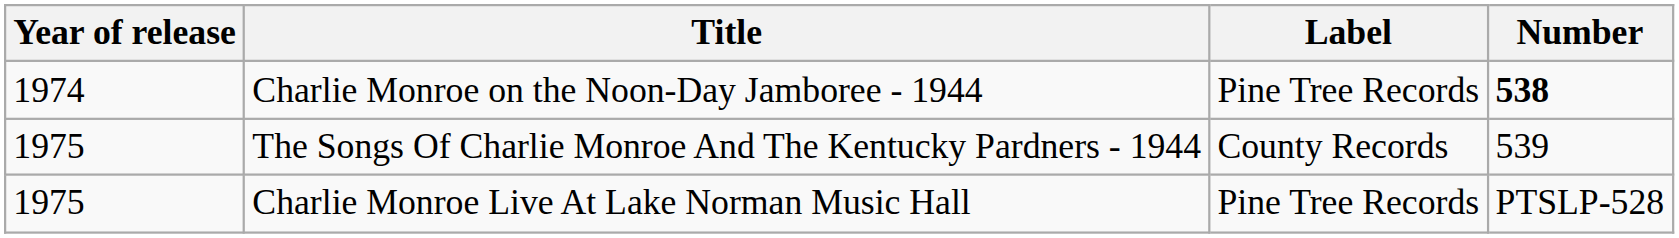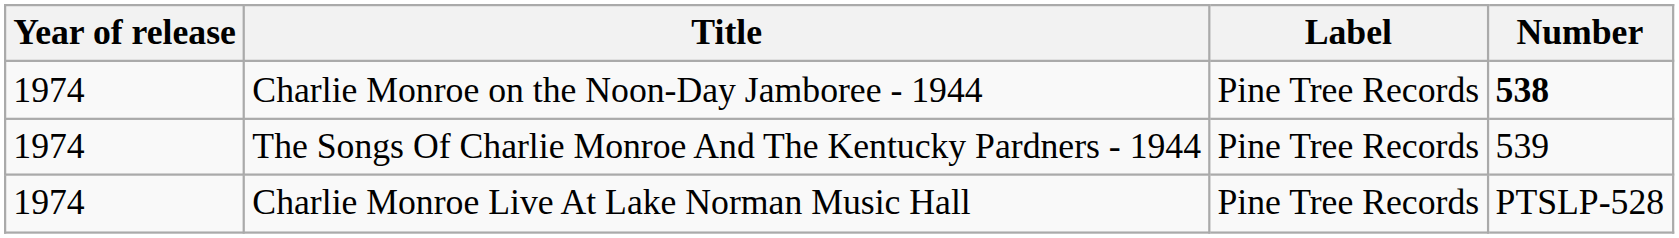(49, 145) 1975 -> (49, 145) 1974
(1333, 145) County Records -> (1348, 145) Pine Tree Records
(49, 202) 1975 -> (49, 202) 1974
